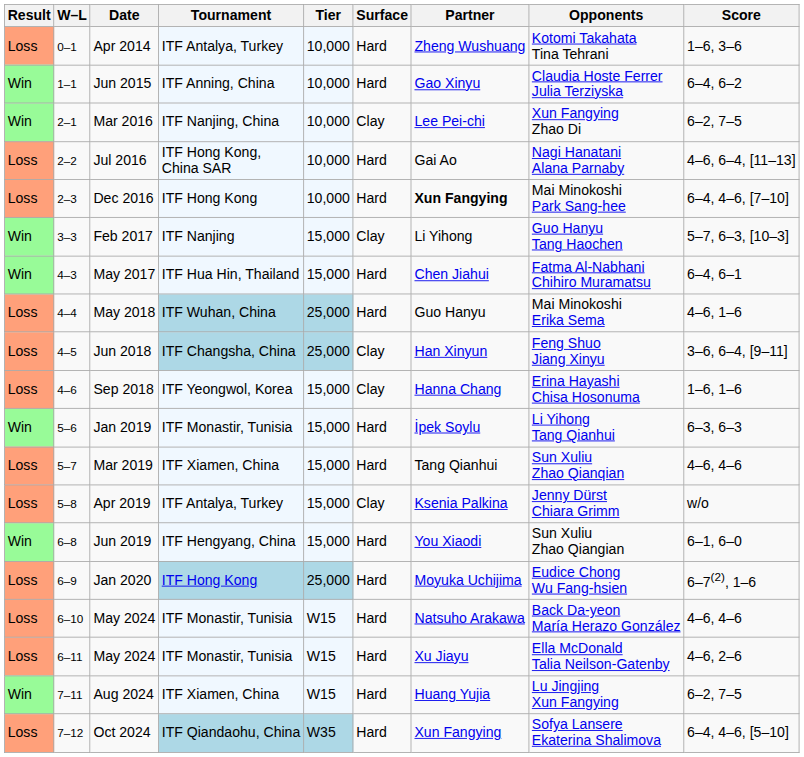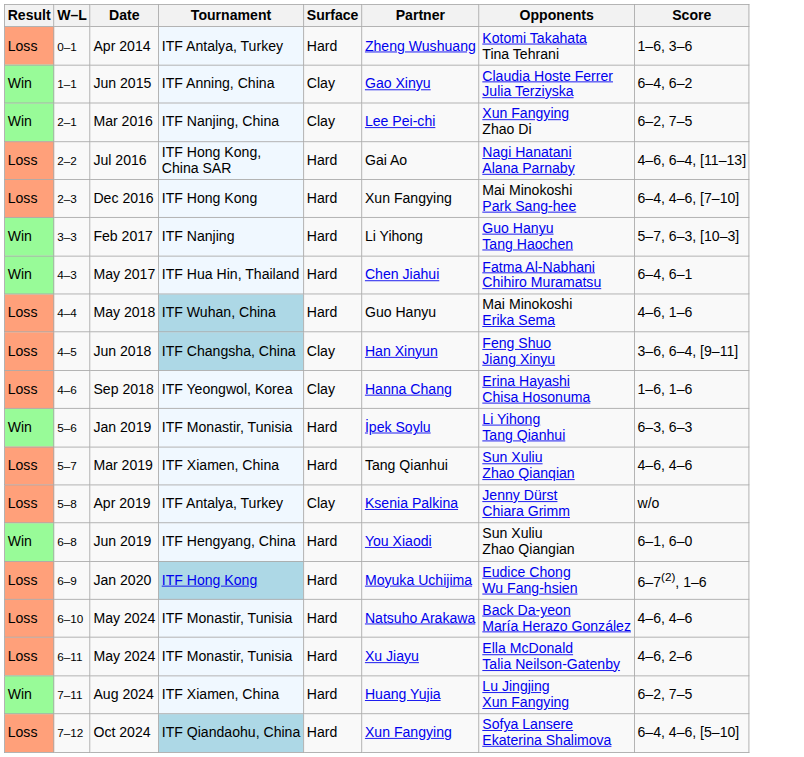- column: (328, 15)
(372, 84) Hard -> (321, 84) Clay
(461, 198) bold -> (408, 198) normal
(370, 236) Clay -> (322, 236) Hard
